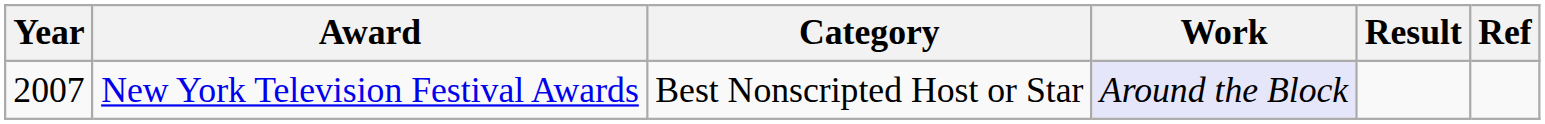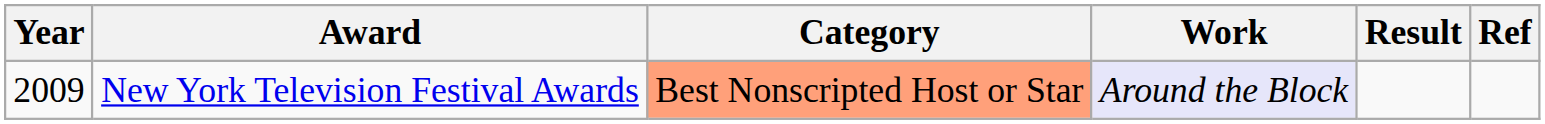(49, 89) 2007 -> (49, 89) 2009
(869, 89) no background -> (869, 89) lightsalmon background
